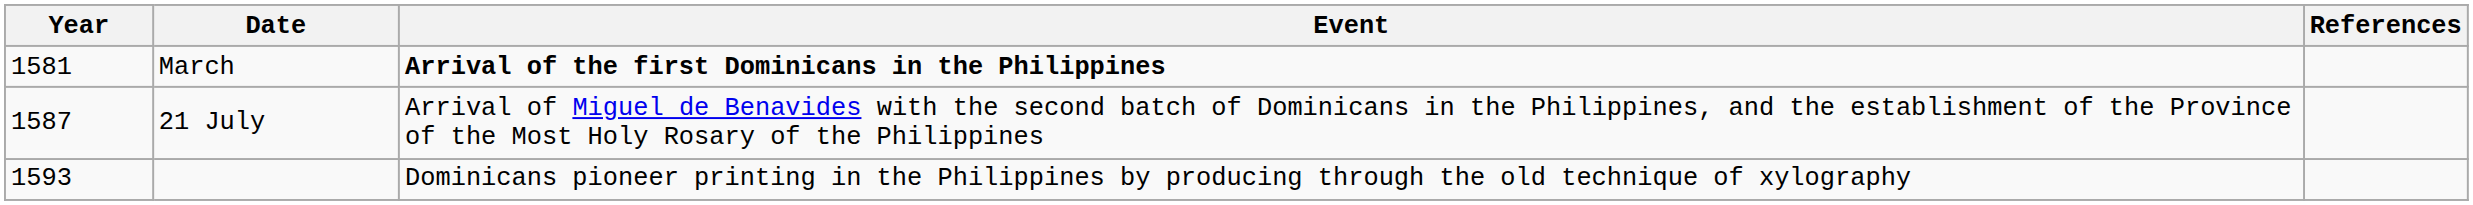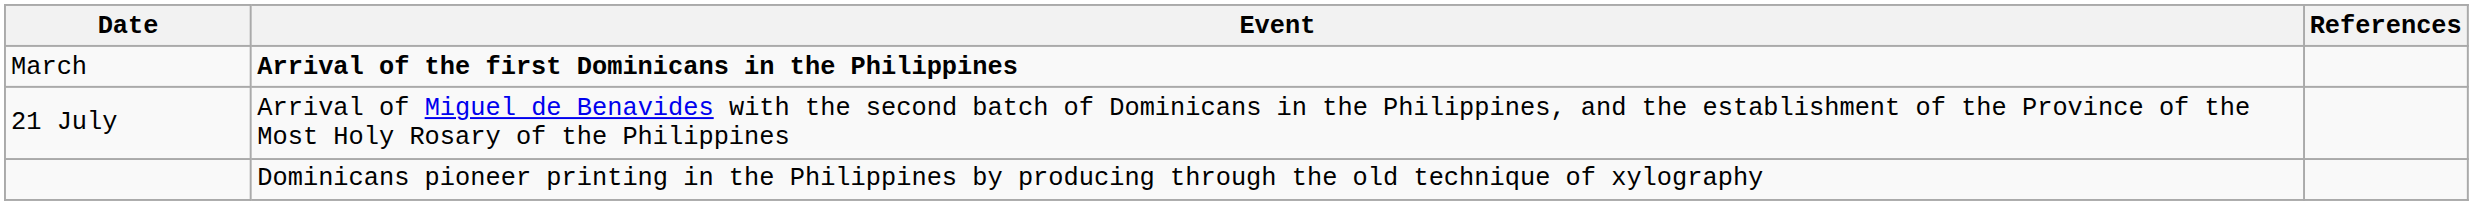- column: (79, 26)
